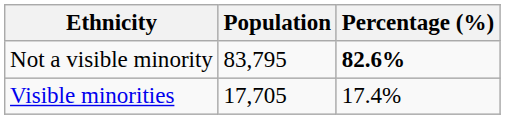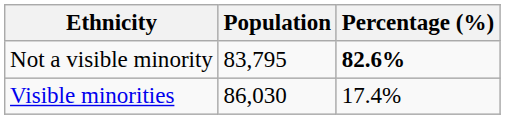(255, 95) 17,705 -> (255, 95) 86,030
